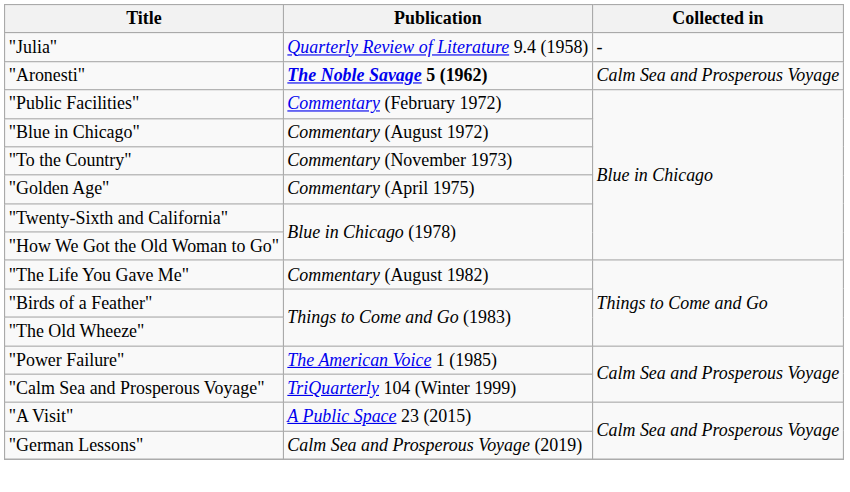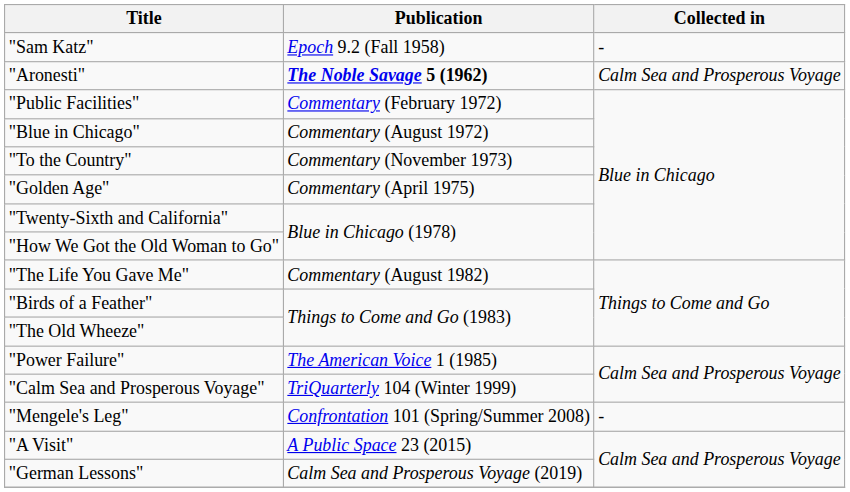- row: (33, 47)
+ row: (51, 47)
+ row: (69, 416)
